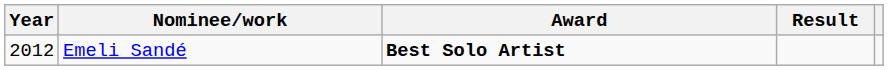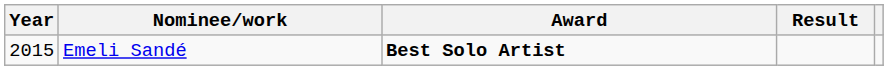(32, 50) 2012 -> (32, 50) 2015
